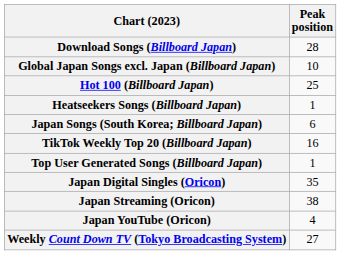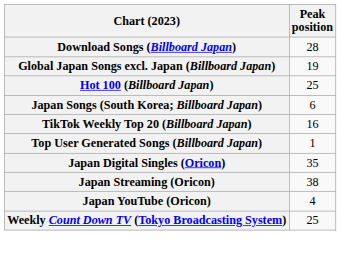(312, 66) 10 -> (312, 66) 19
- row: (147, 104)
(312, 239) 27 -> (312, 220) 25
